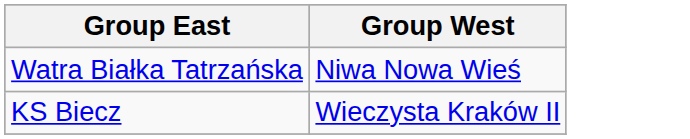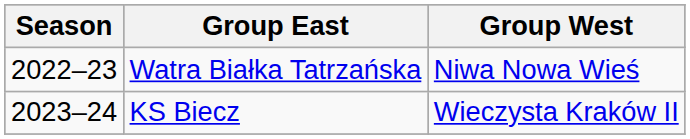+ column: (64, 26)
